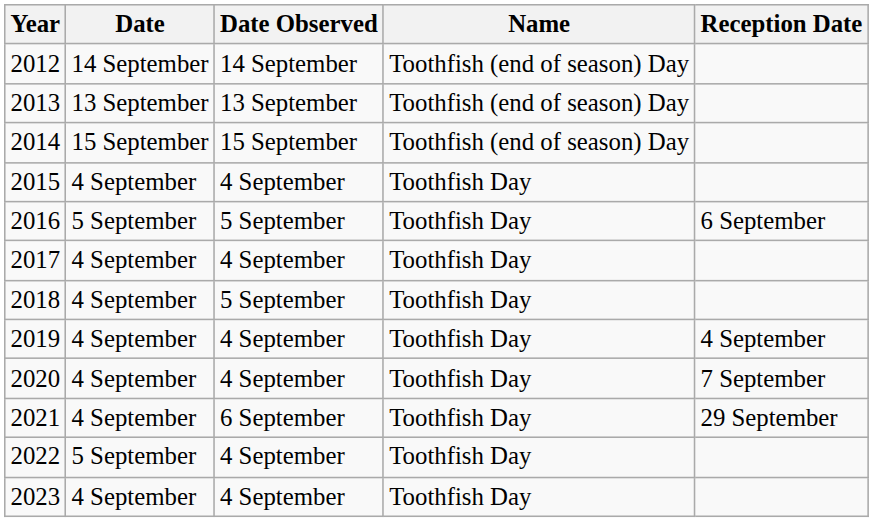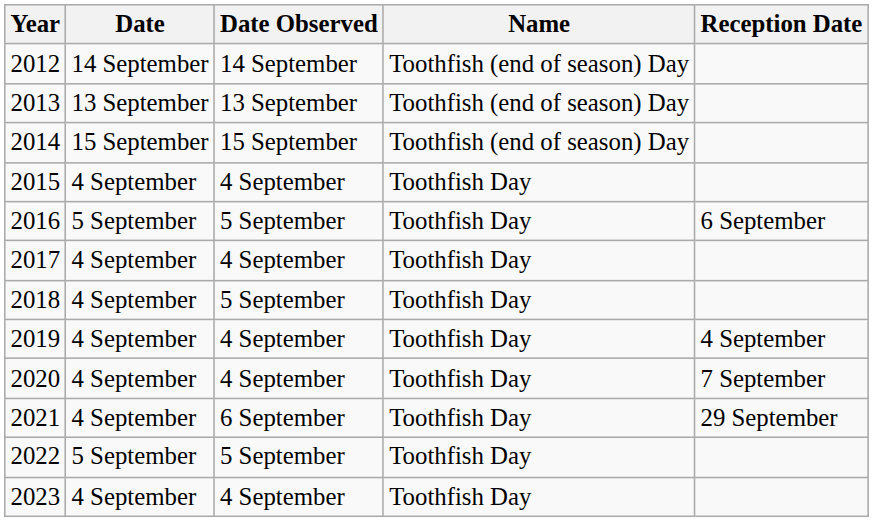(282, 456) 4 September -> (282, 456) 5 September
